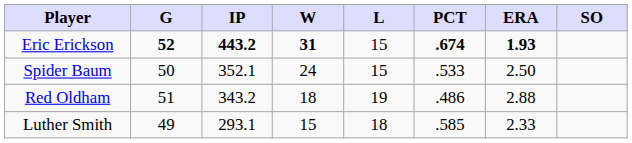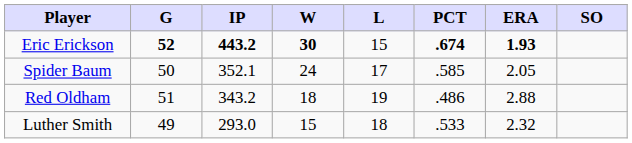(308, 44) 31 -> (308, 44) 30
(379, 71) 15 -> (379, 71) 17
(450, 71) .533 -> (450, 71) .585
(521, 71) 2.50 -> (521, 71) 2.05
(237, 124) 293.1 -> (237, 124) 293.0
(450, 124) .585 -> (450, 124) .533
(521, 124) 2.33 -> (521, 124) 2.32
